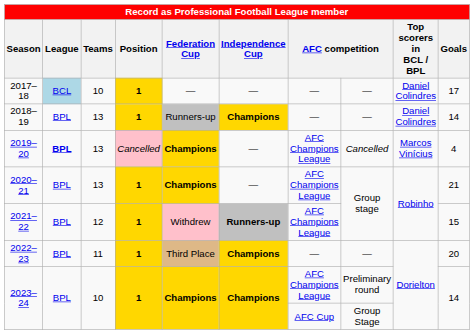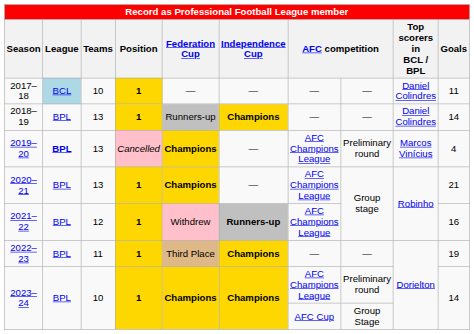(454, 91) 17 -> (454, 91) 11
(367, 148) Cancelled -> (367, 148) Preliminary round
(454, 222) 15 -> (454, 222) 16
(454, 253) 20 -> (454, 253) 19
